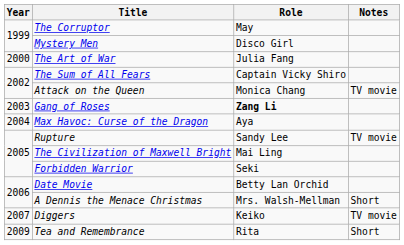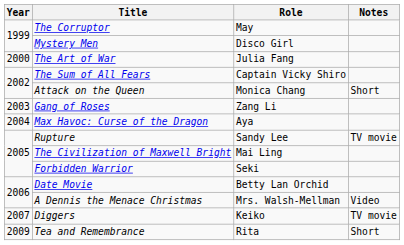(374, 91) TV movie -> (365, 91) Short
(256, 106) bold -> (256, 106) normal
(365, 200) Short -> (365, 200) Video
